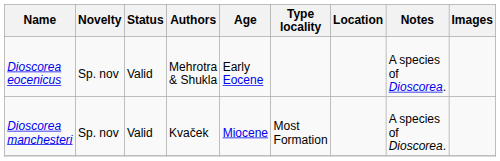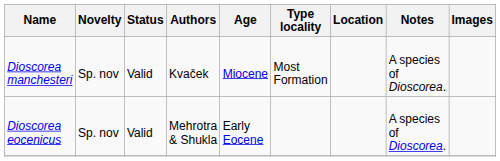rows swapped: (34, 73) <-> (40, 133)
